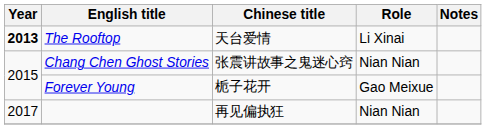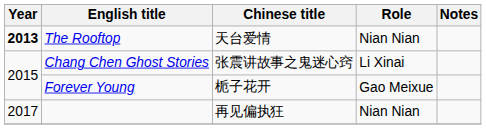(382, 38) Li Xinai -> (390, 38) Nian Nian
(390, 62) Nian Nian -> (382, 62) Li Xinai
